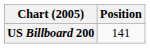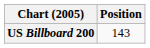(121, 33) 141 -> (121, 33) 143
